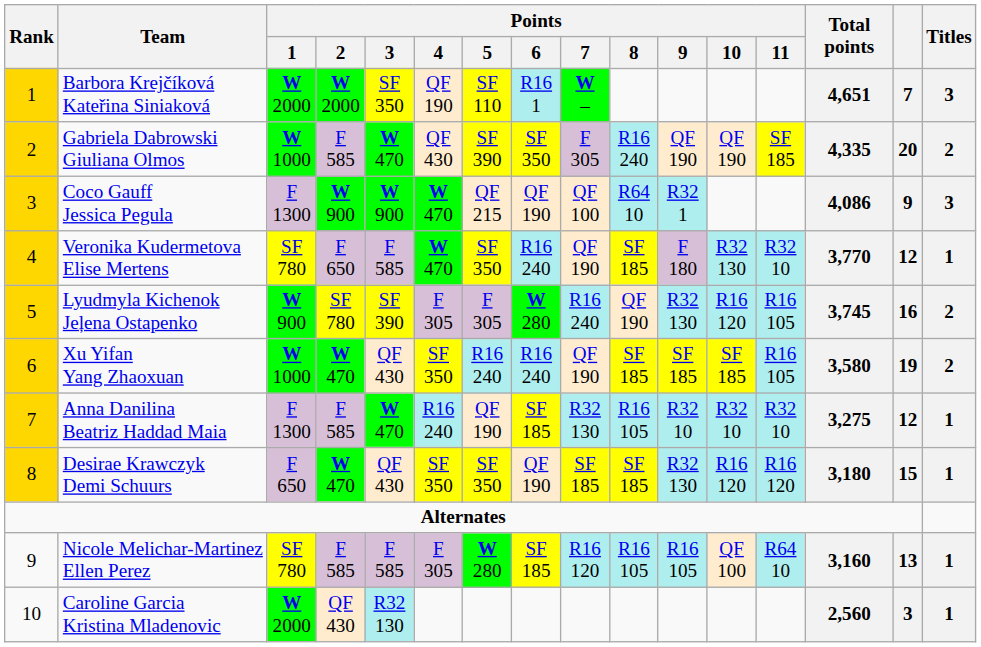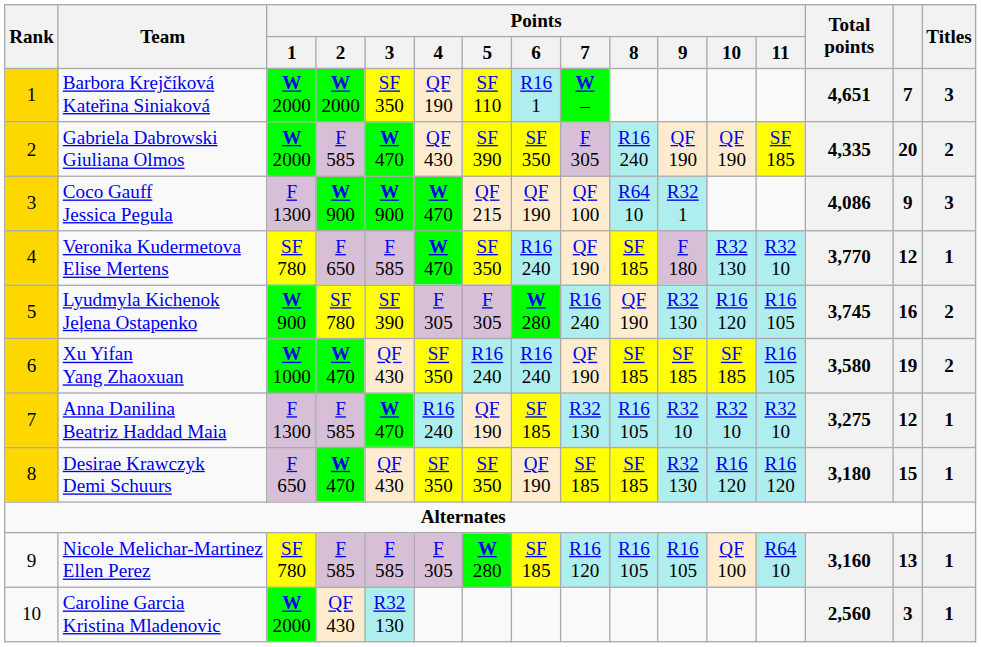(292, 149) W 1000 -> (292, 149) W 2000
